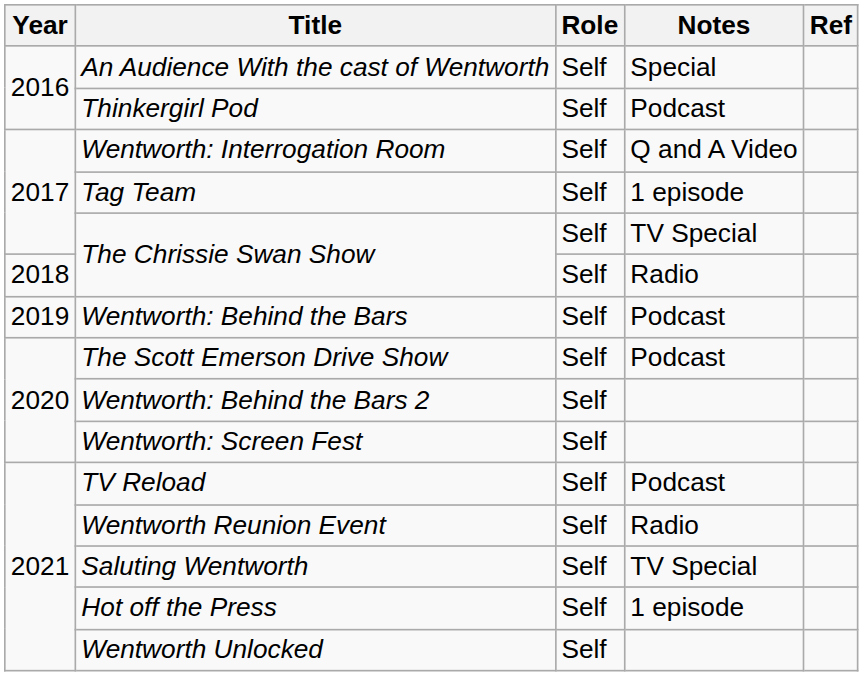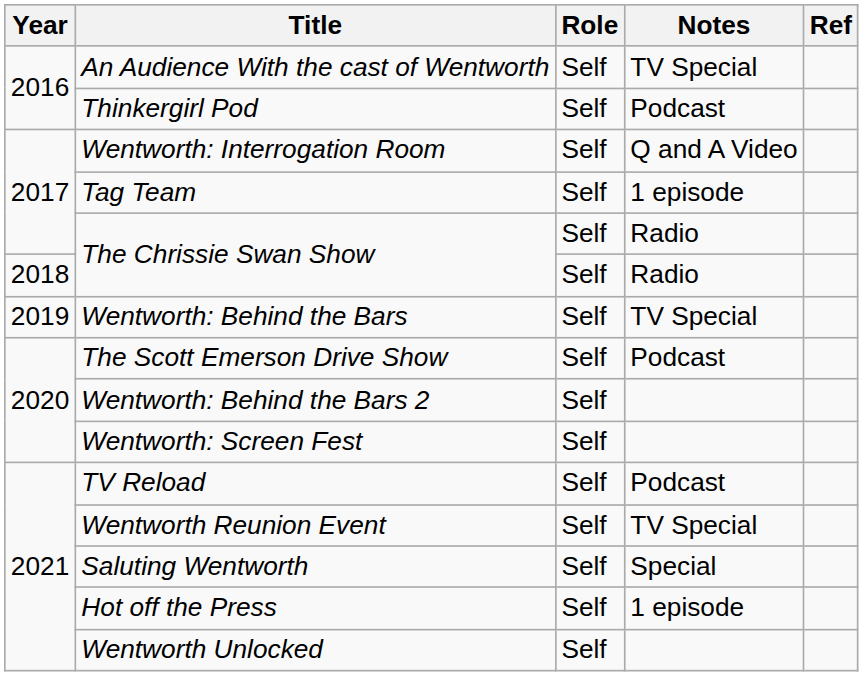(673, 66) Special -> (694, 66) TV Special
(694, 233) TV Special -> (665, 233) Radio
(678, 316) Podcast -> (694, 316) TV Special
(665, 524) Radio -> (694, 524) TV Special
(694, 566) TV Special -> (673, 566) Special
